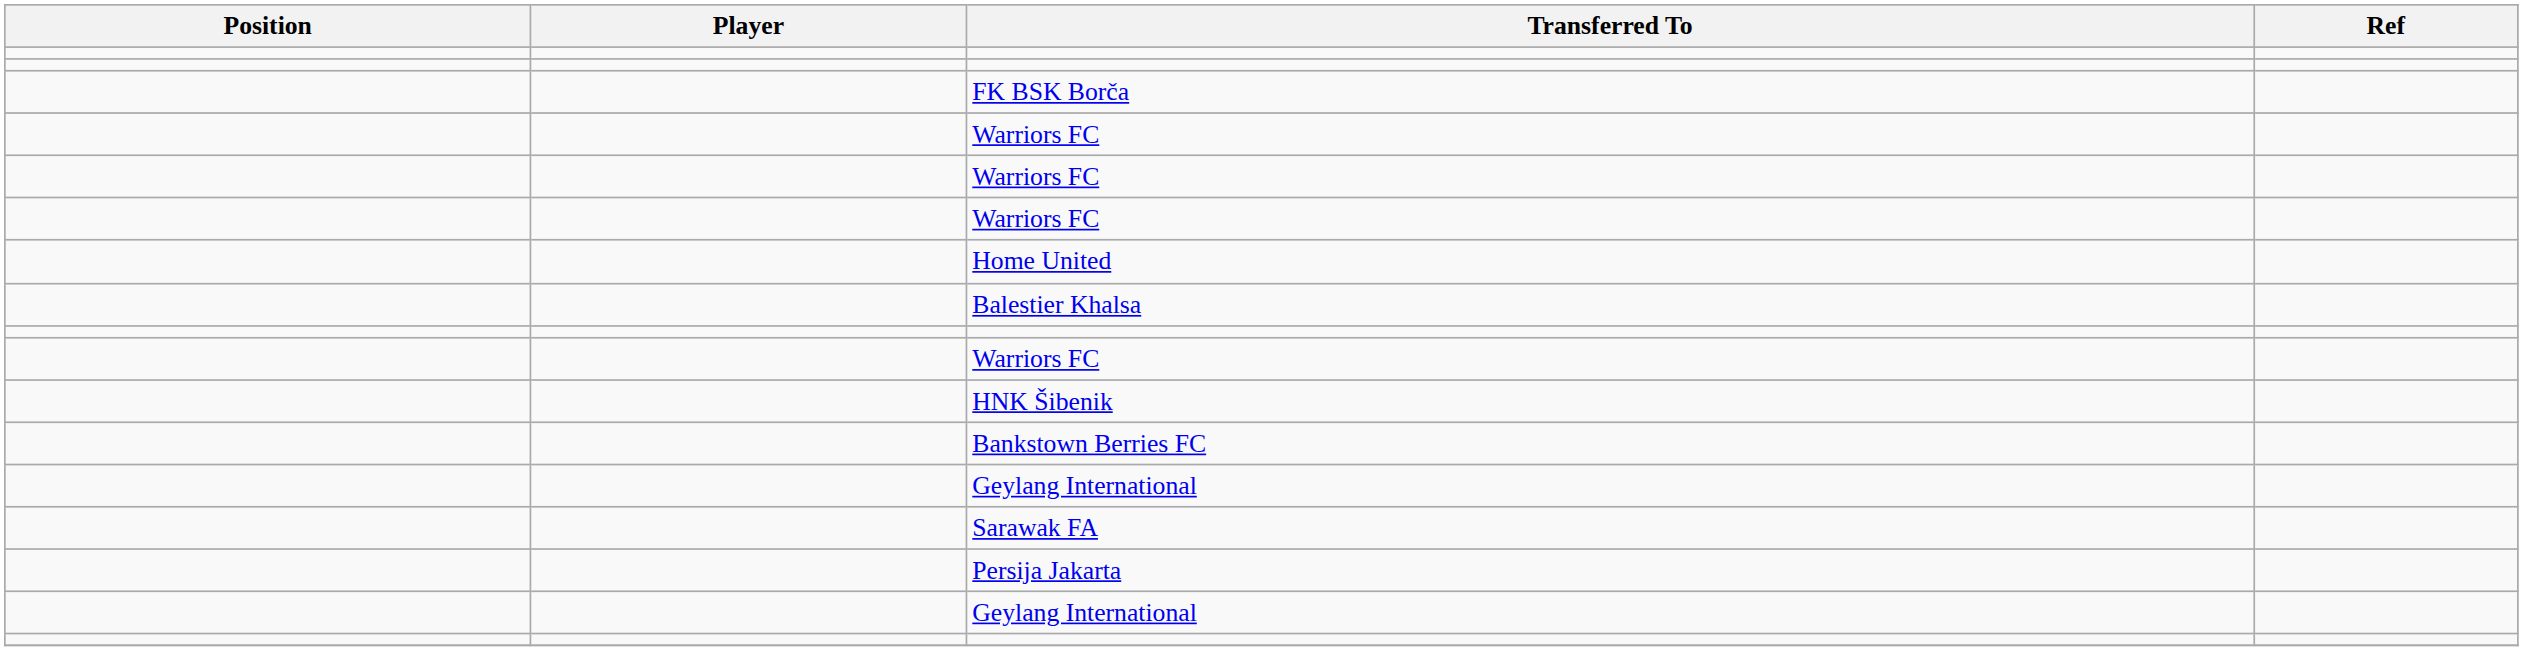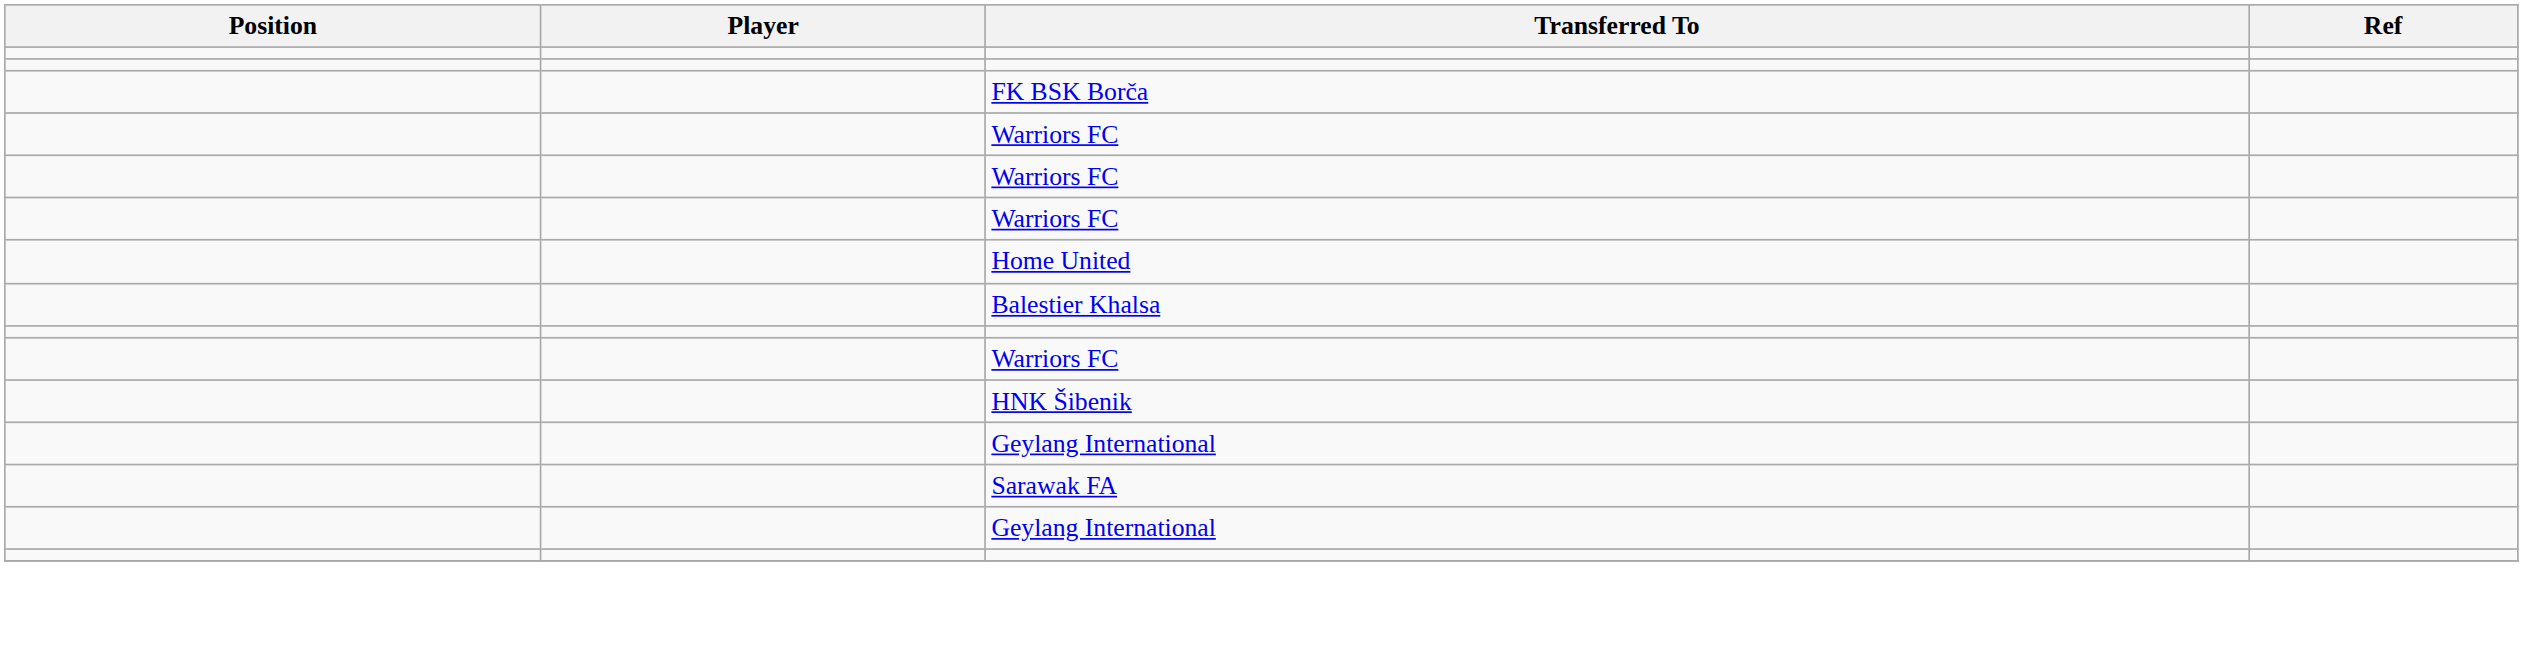- row: (268, 443)
- row: (268, 570)
